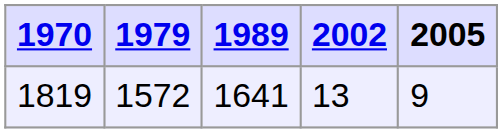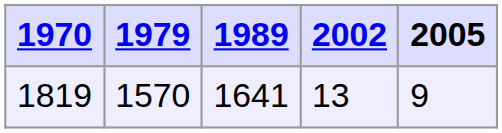(153, 96) 1572 -> (153, 96) 1570
